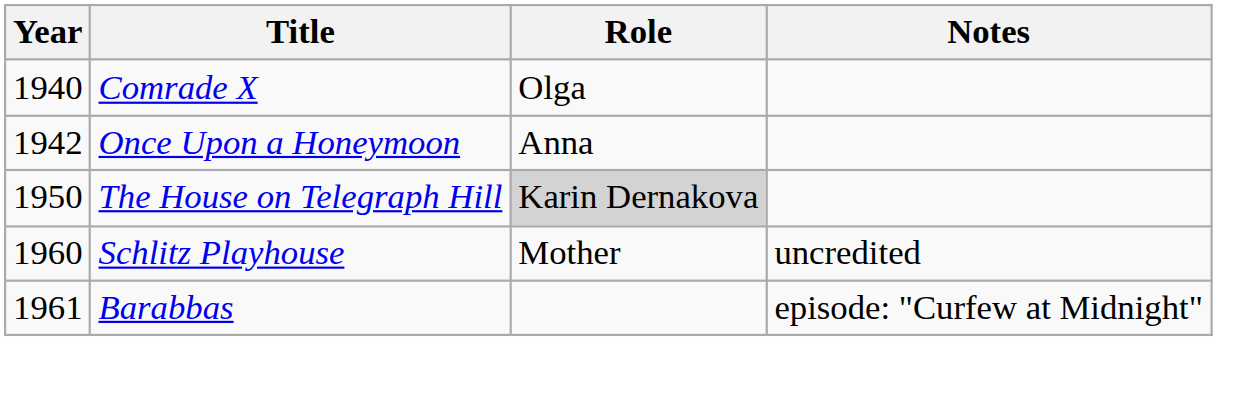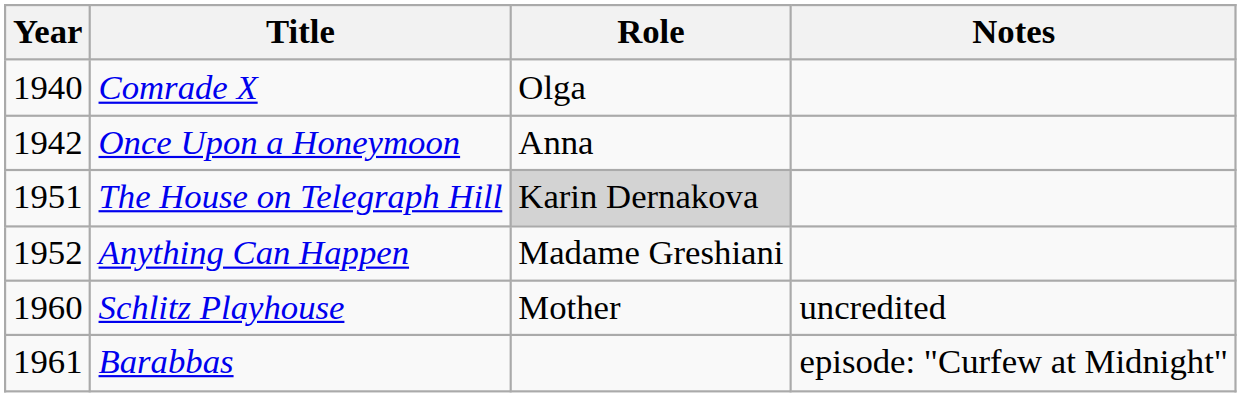(48, 197) 1950 -> (48, 197) 1951
+ row: (254, 252)
